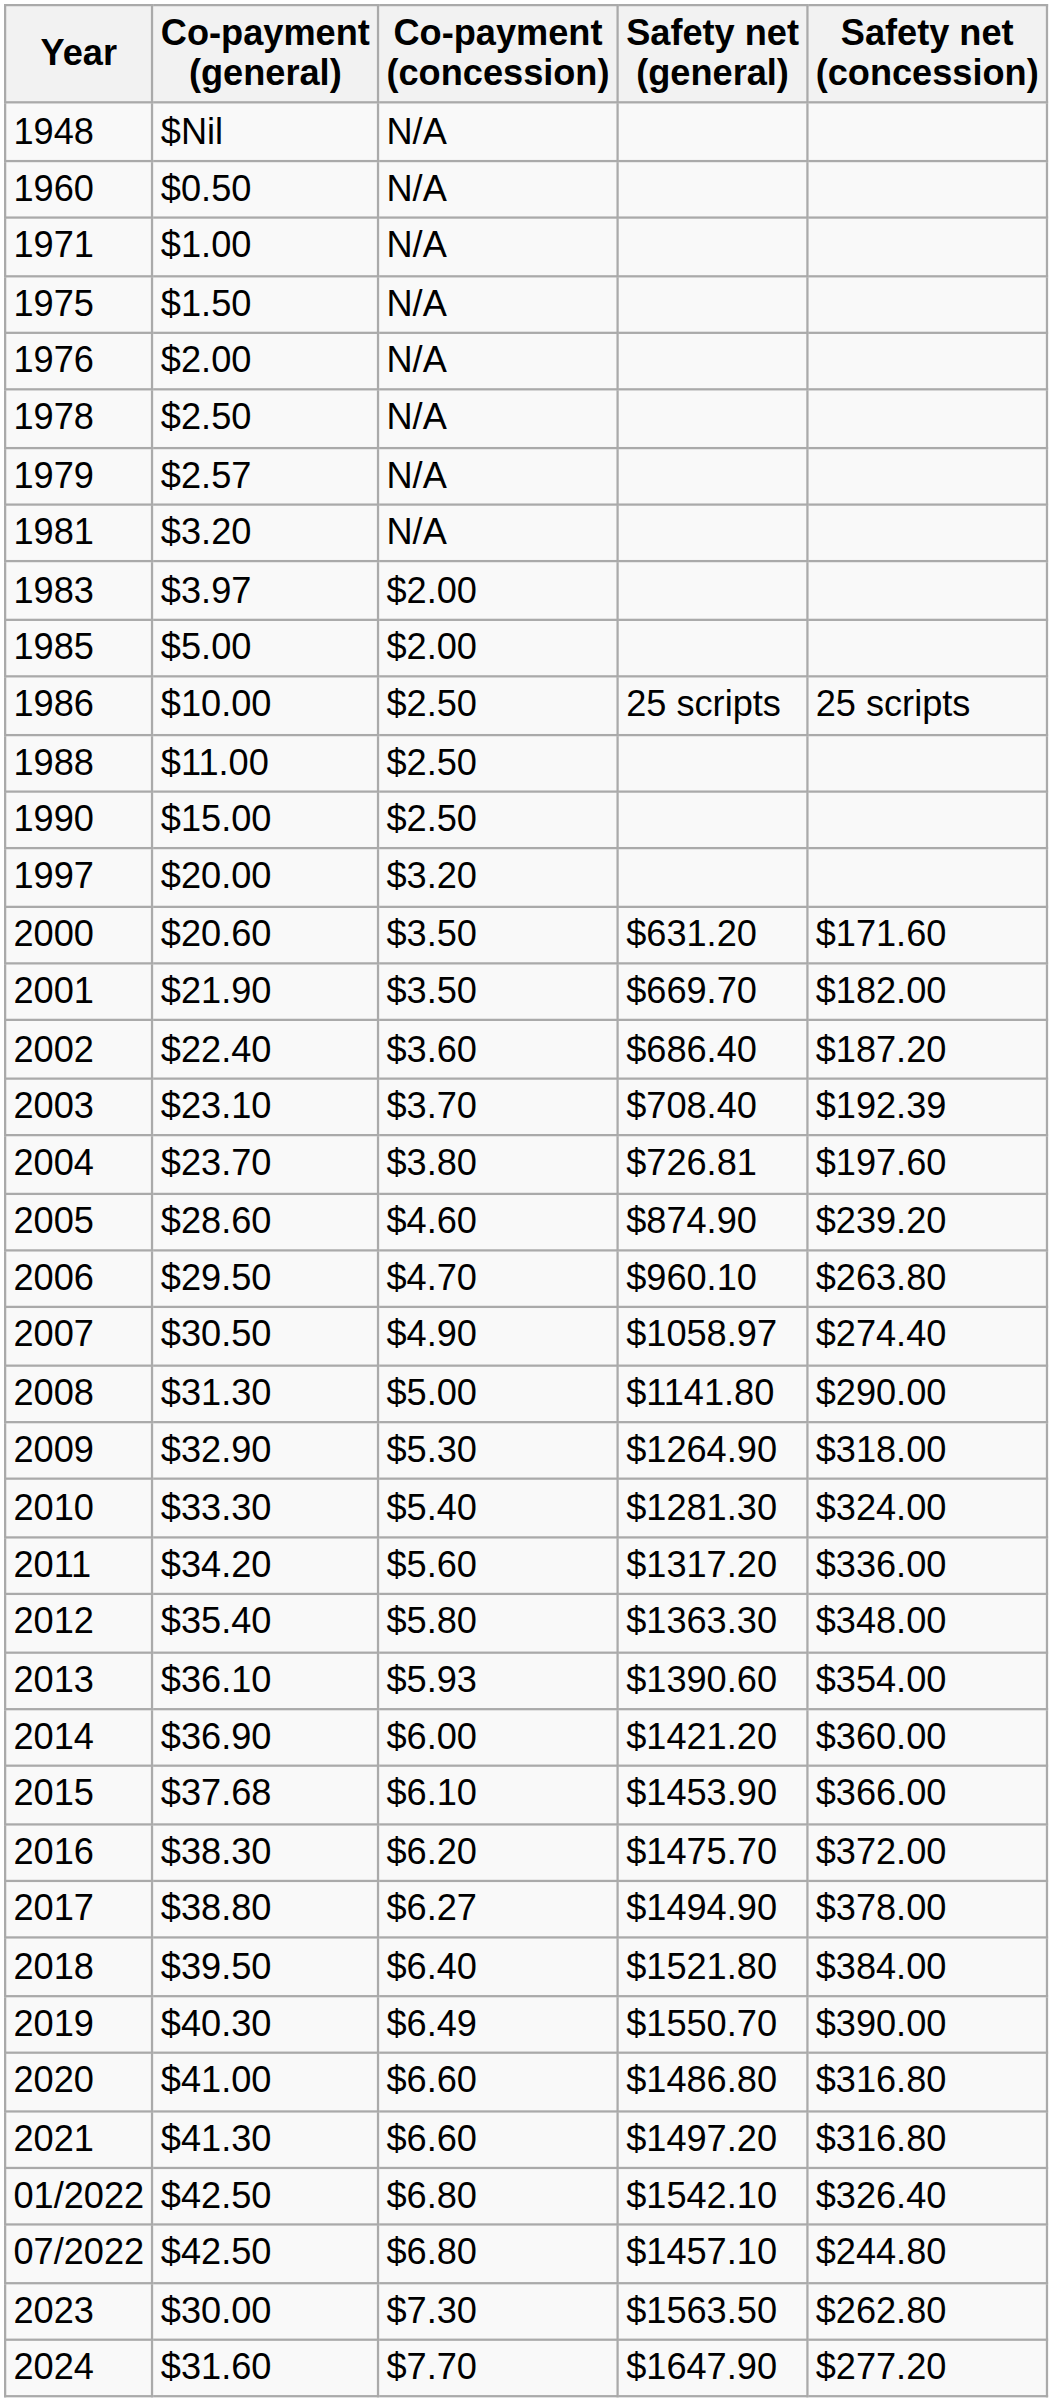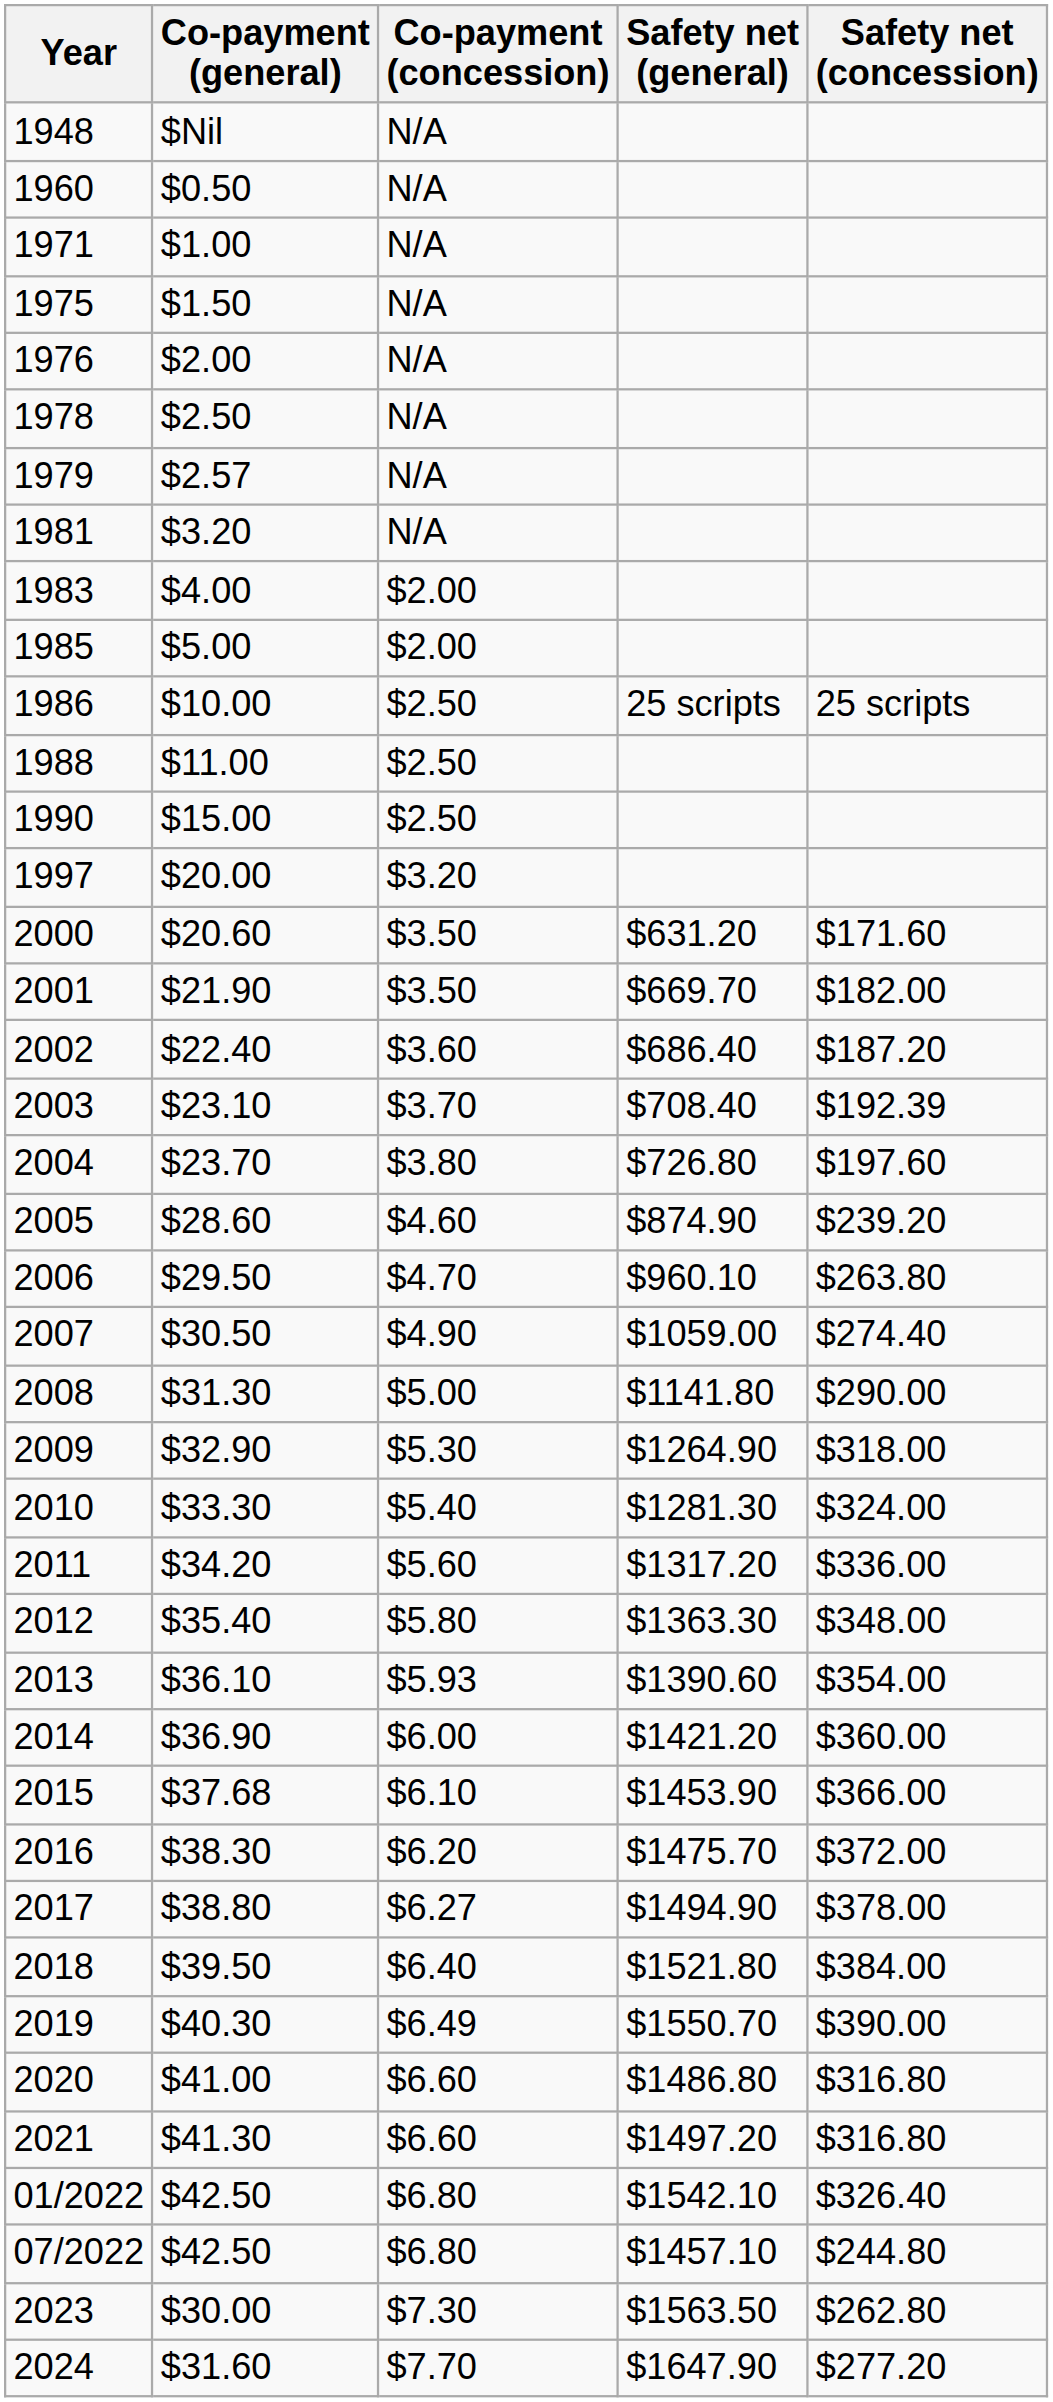(206, 589) $3.97 -> (206, 589) $4.00
(692, 1163) $726.81 -> (692, 1163) $726.80
(702, 1335) $1058.97 -> (702, 1335) $1059.00
